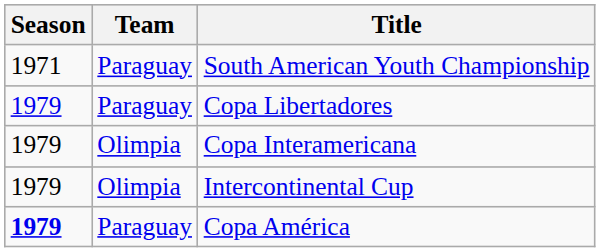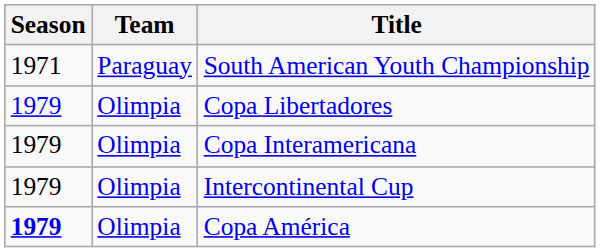(145, 105) Paraguay -> (139, 105) Olimpia
(145, 226) Paraguay -> (139, 226) Olimpia
